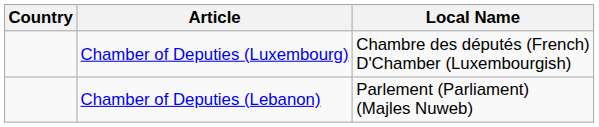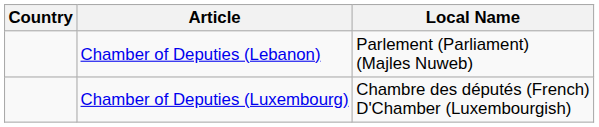rows swapped: (201, 99) <-> (215, 53)
